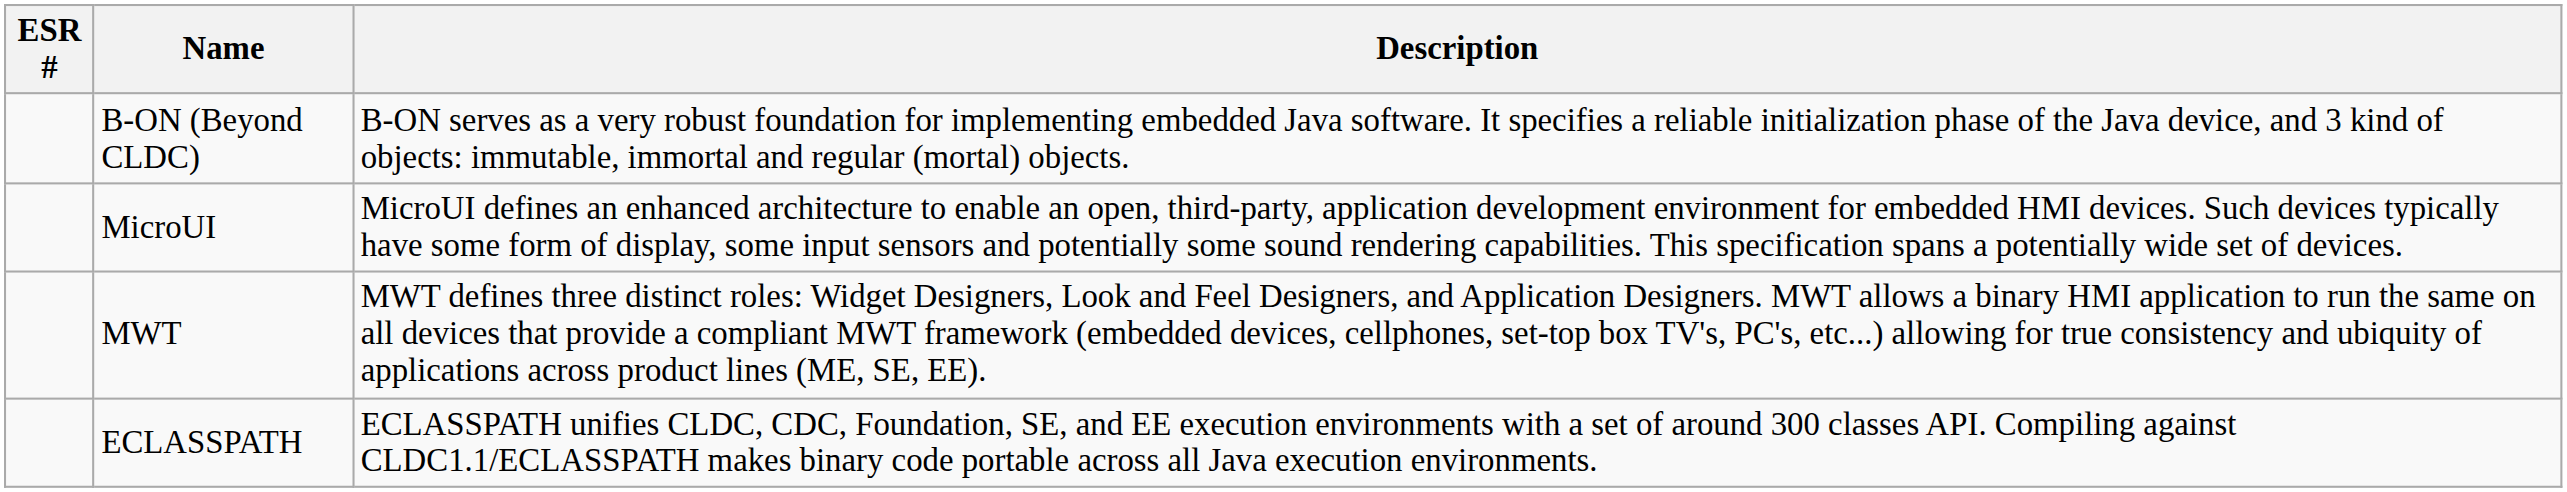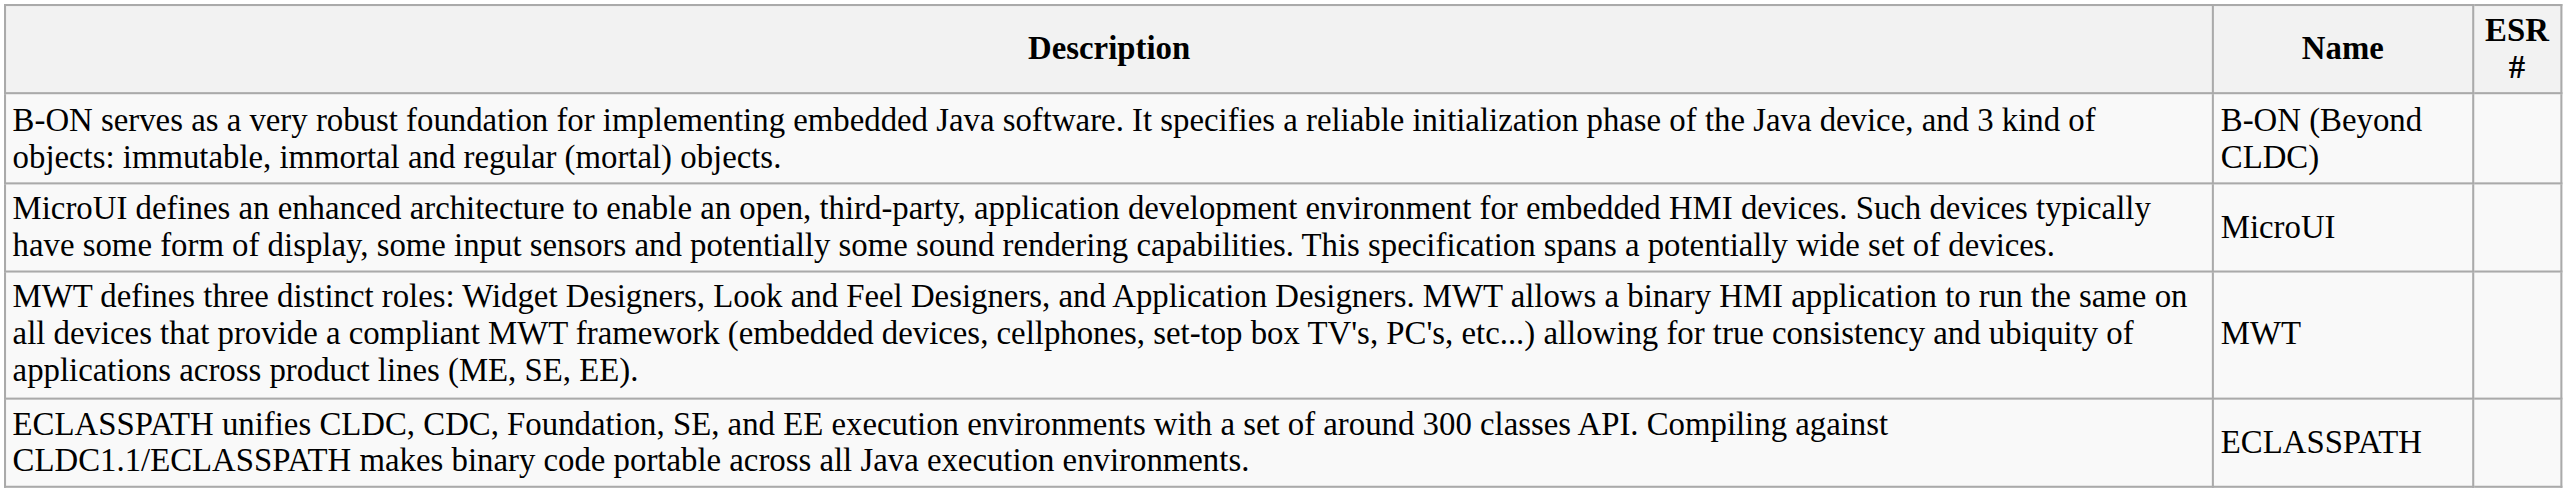columns swapped: (49, 48) <-> (1457, 48)
